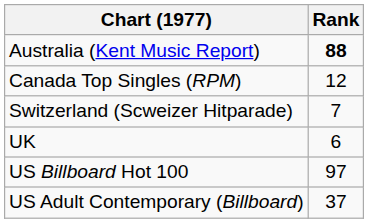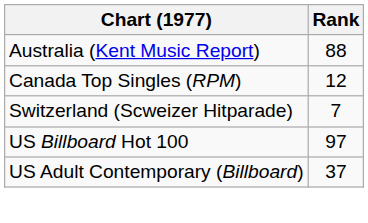(336, 50) bold -> (336, 50) normal
- row: (22, 141)
